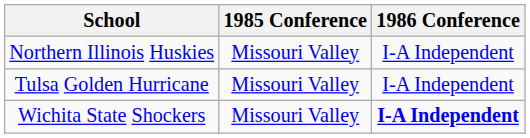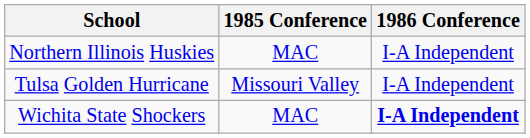(295, 52) Missouri Valley -> (295, 52) MAC
(295, 116) Missouri Valley -> (295, 116) MAC
